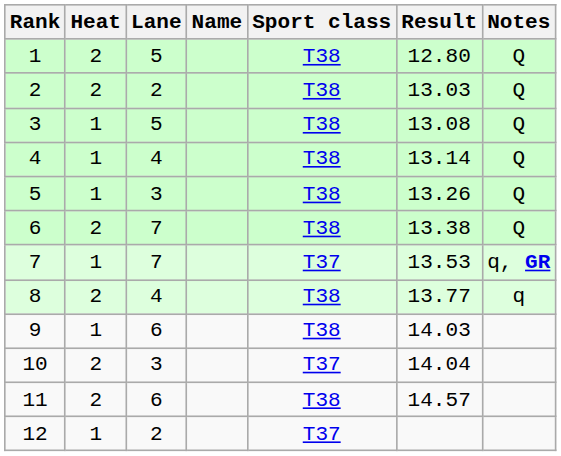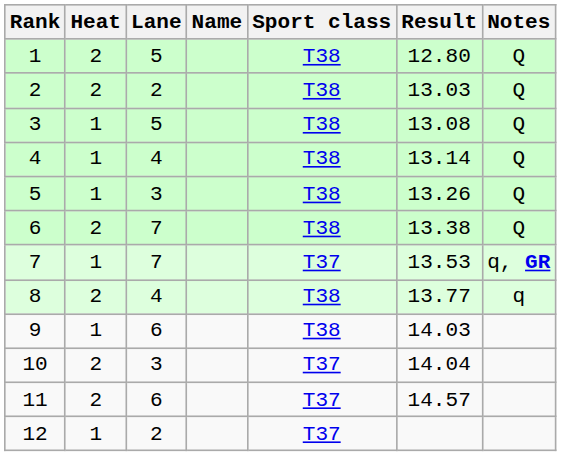(322, 400) T38 -> (322, 400) T37
